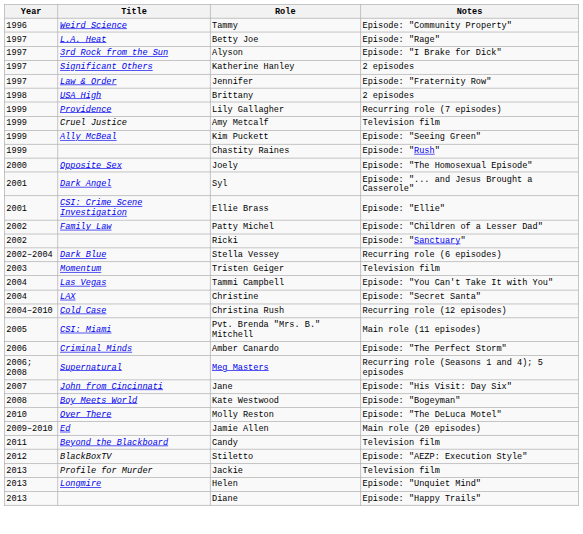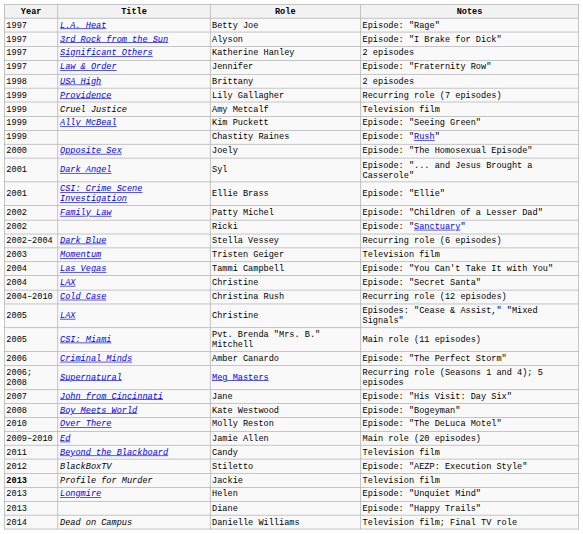- row: (225, 25)
+ row: (235, 316)
(17, 470) normal -> (17, 480) bold
+ row: (256, 522)
